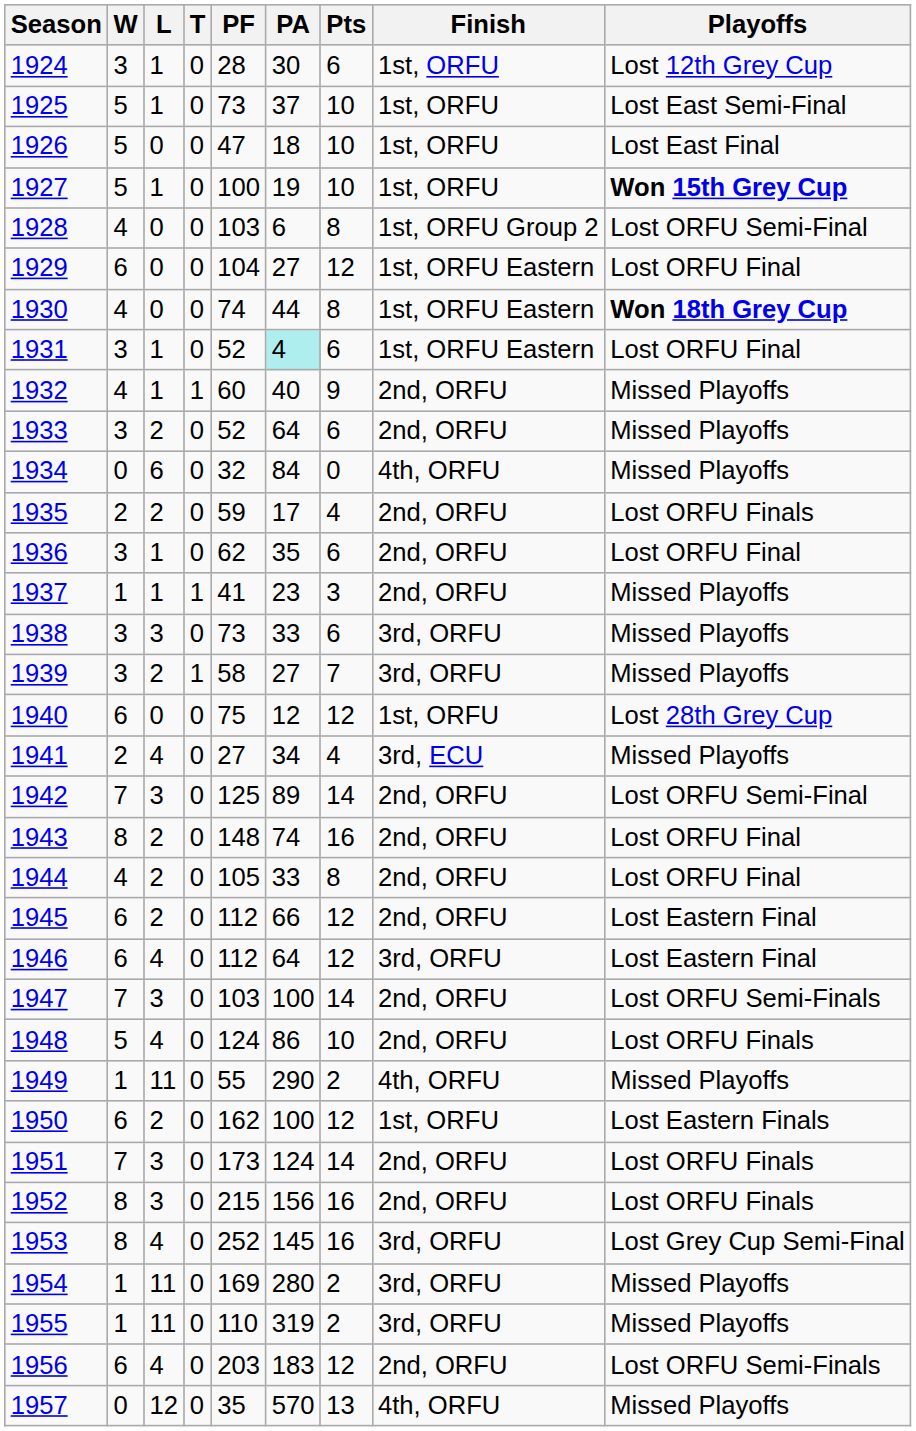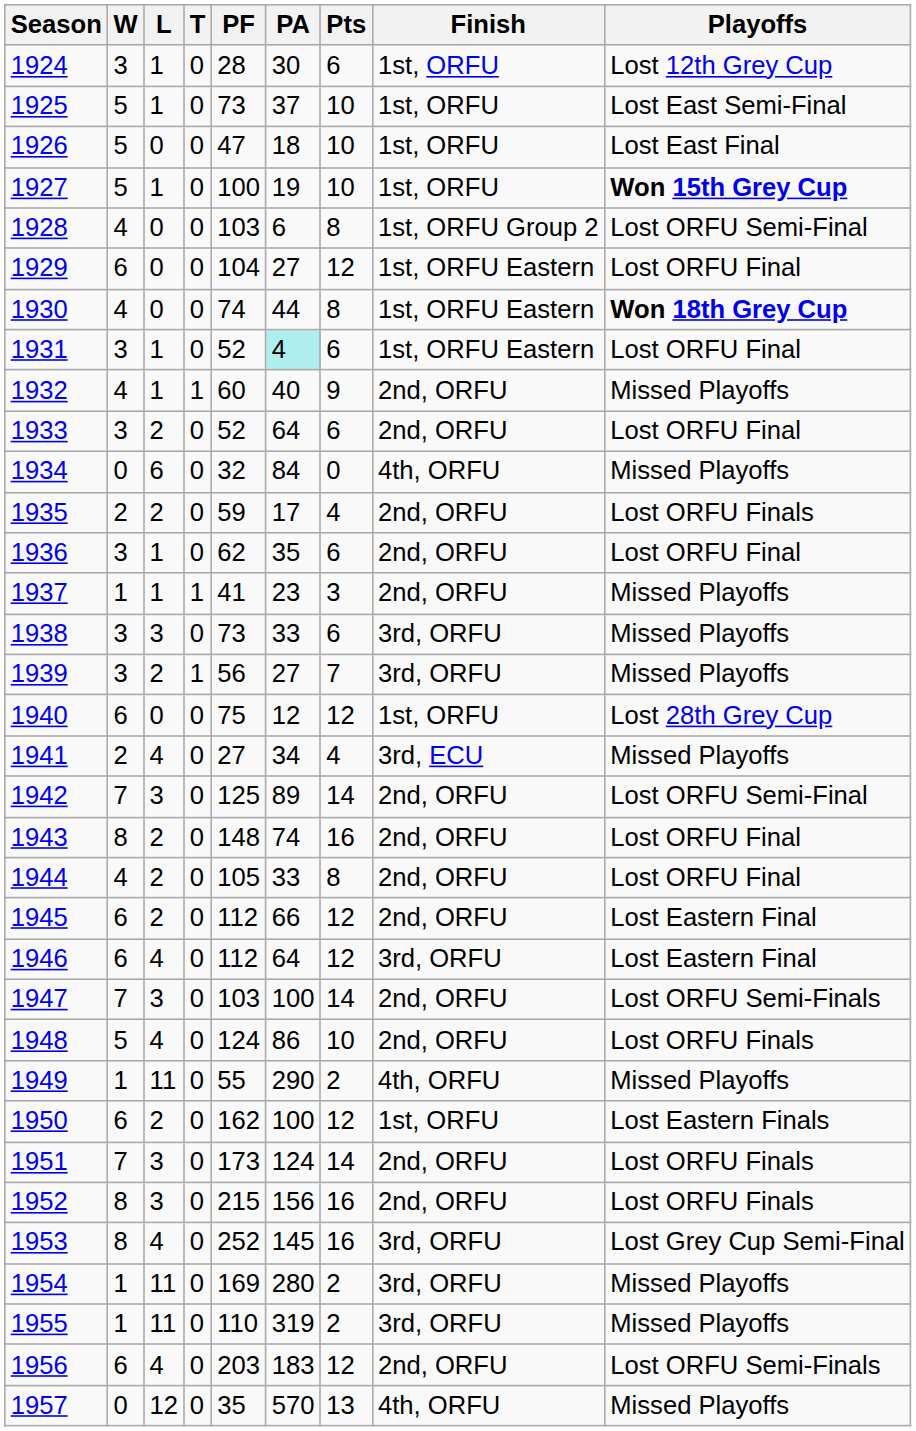(700, 430) Missed Playoffs -> (706, 430) Lost ORFU Final
(232, 674) 58 -> (232, 674) 56
